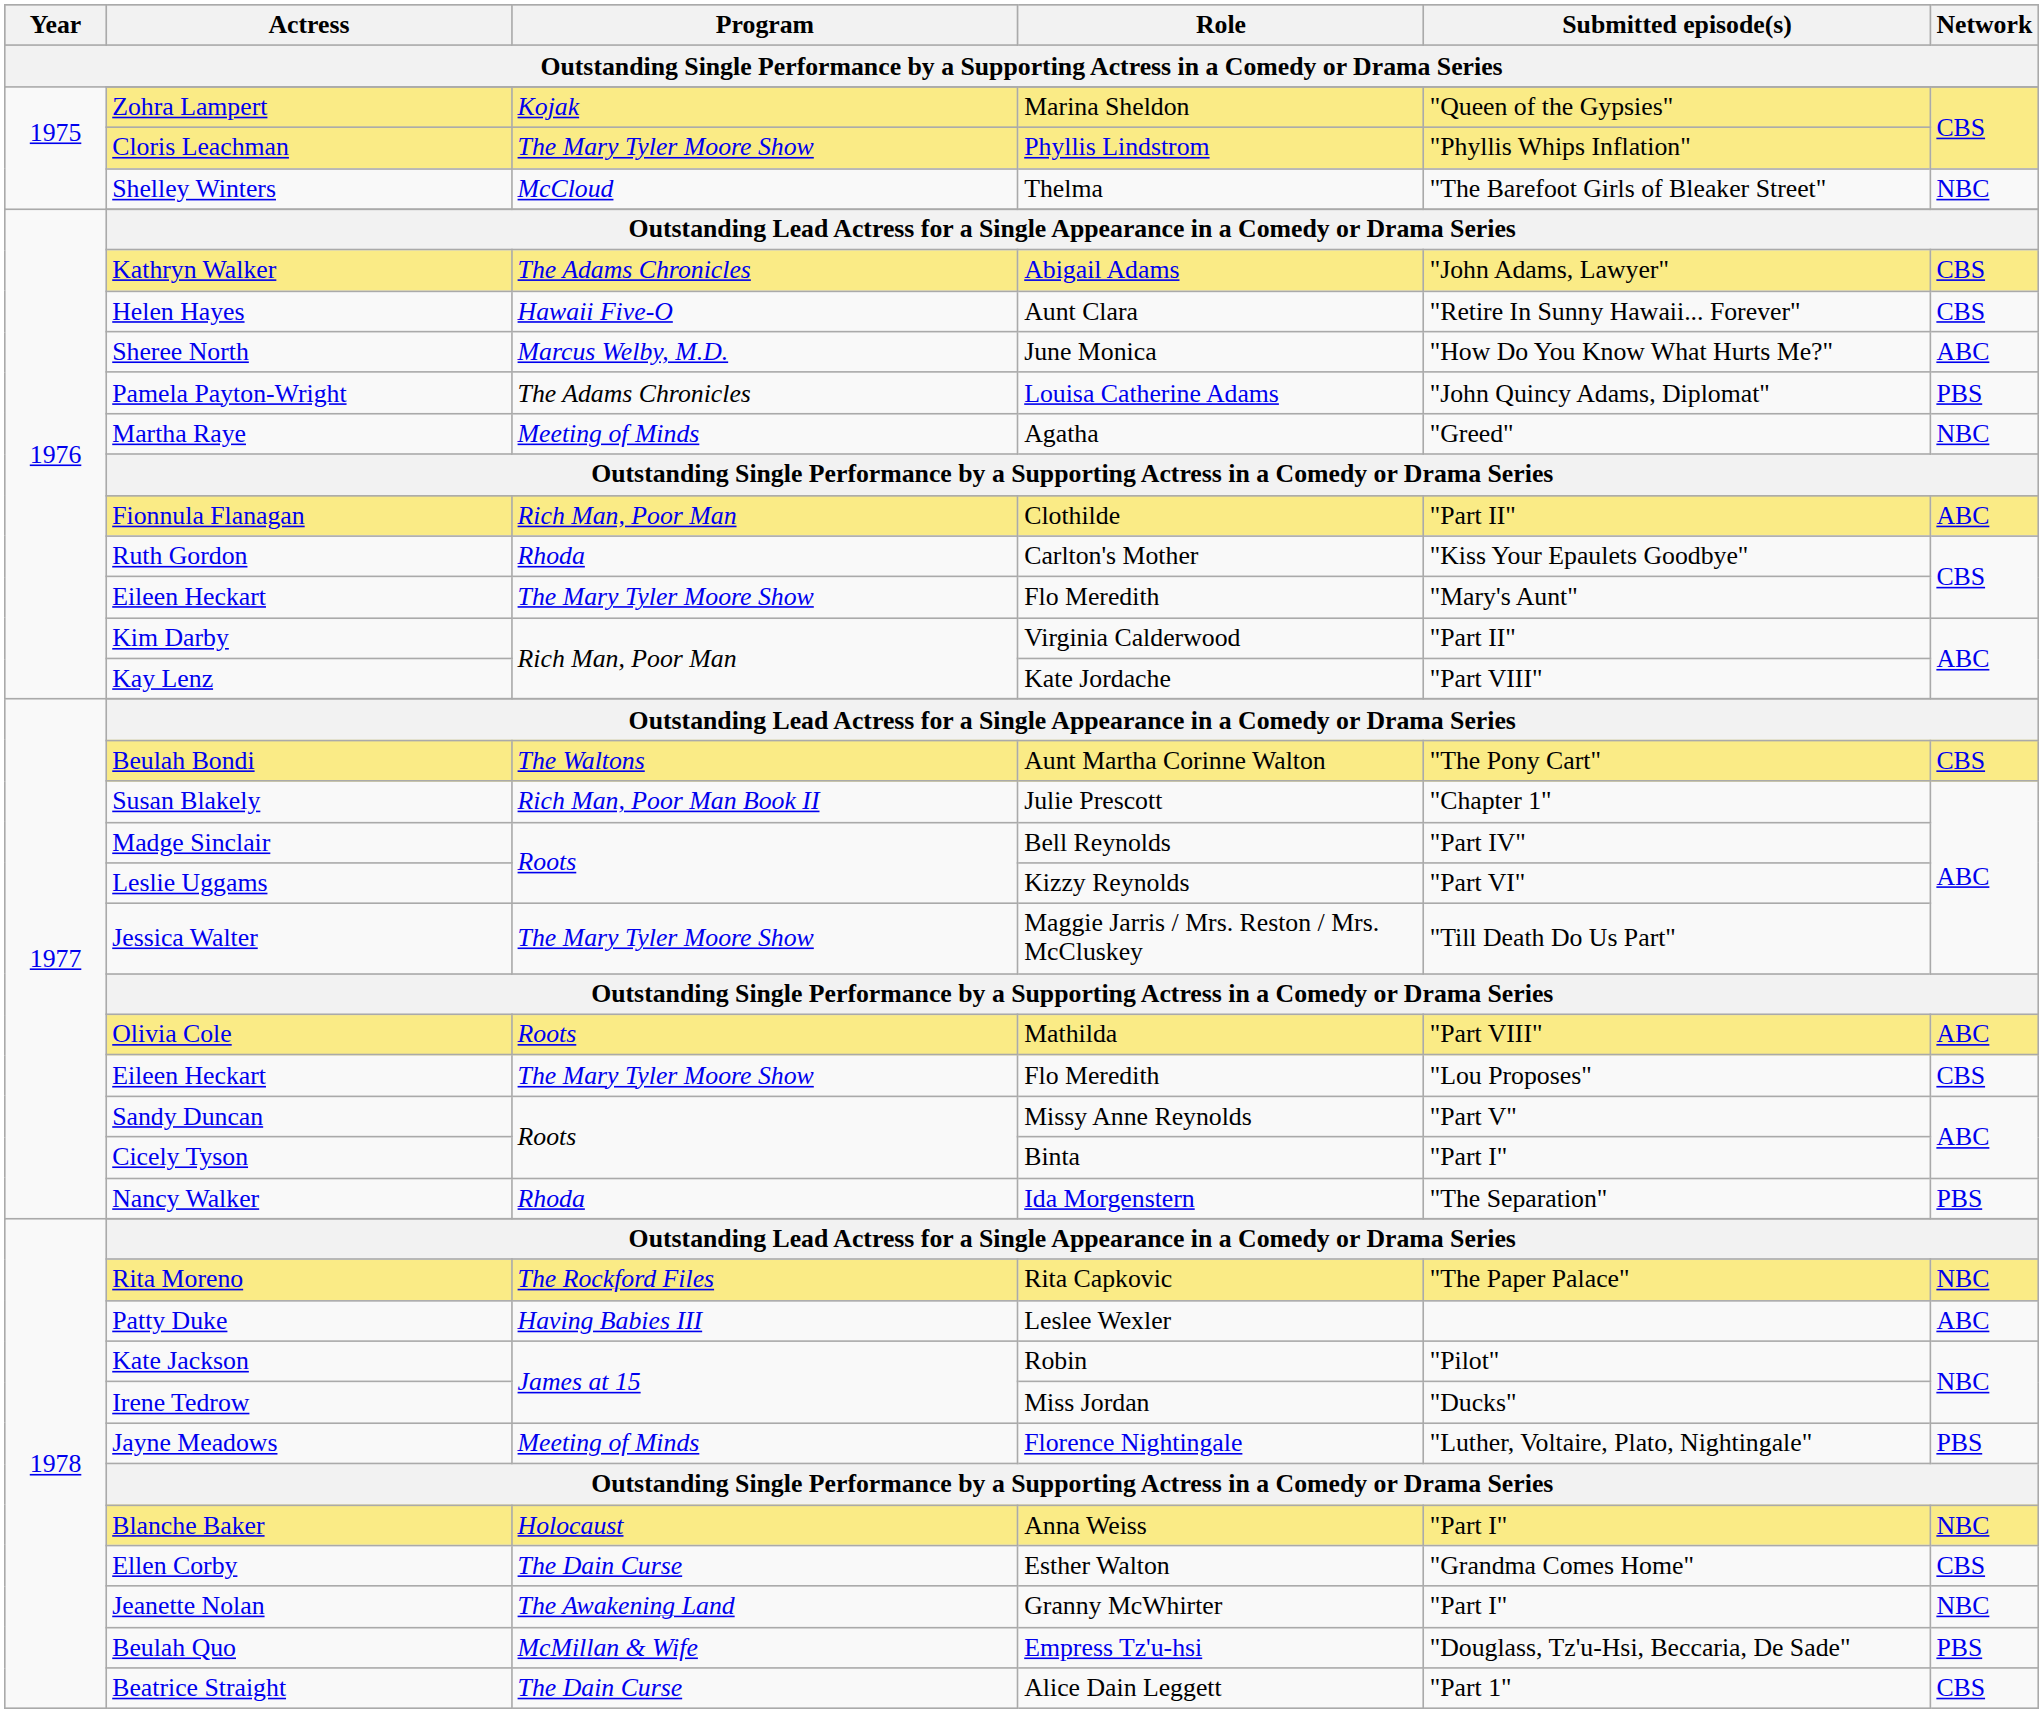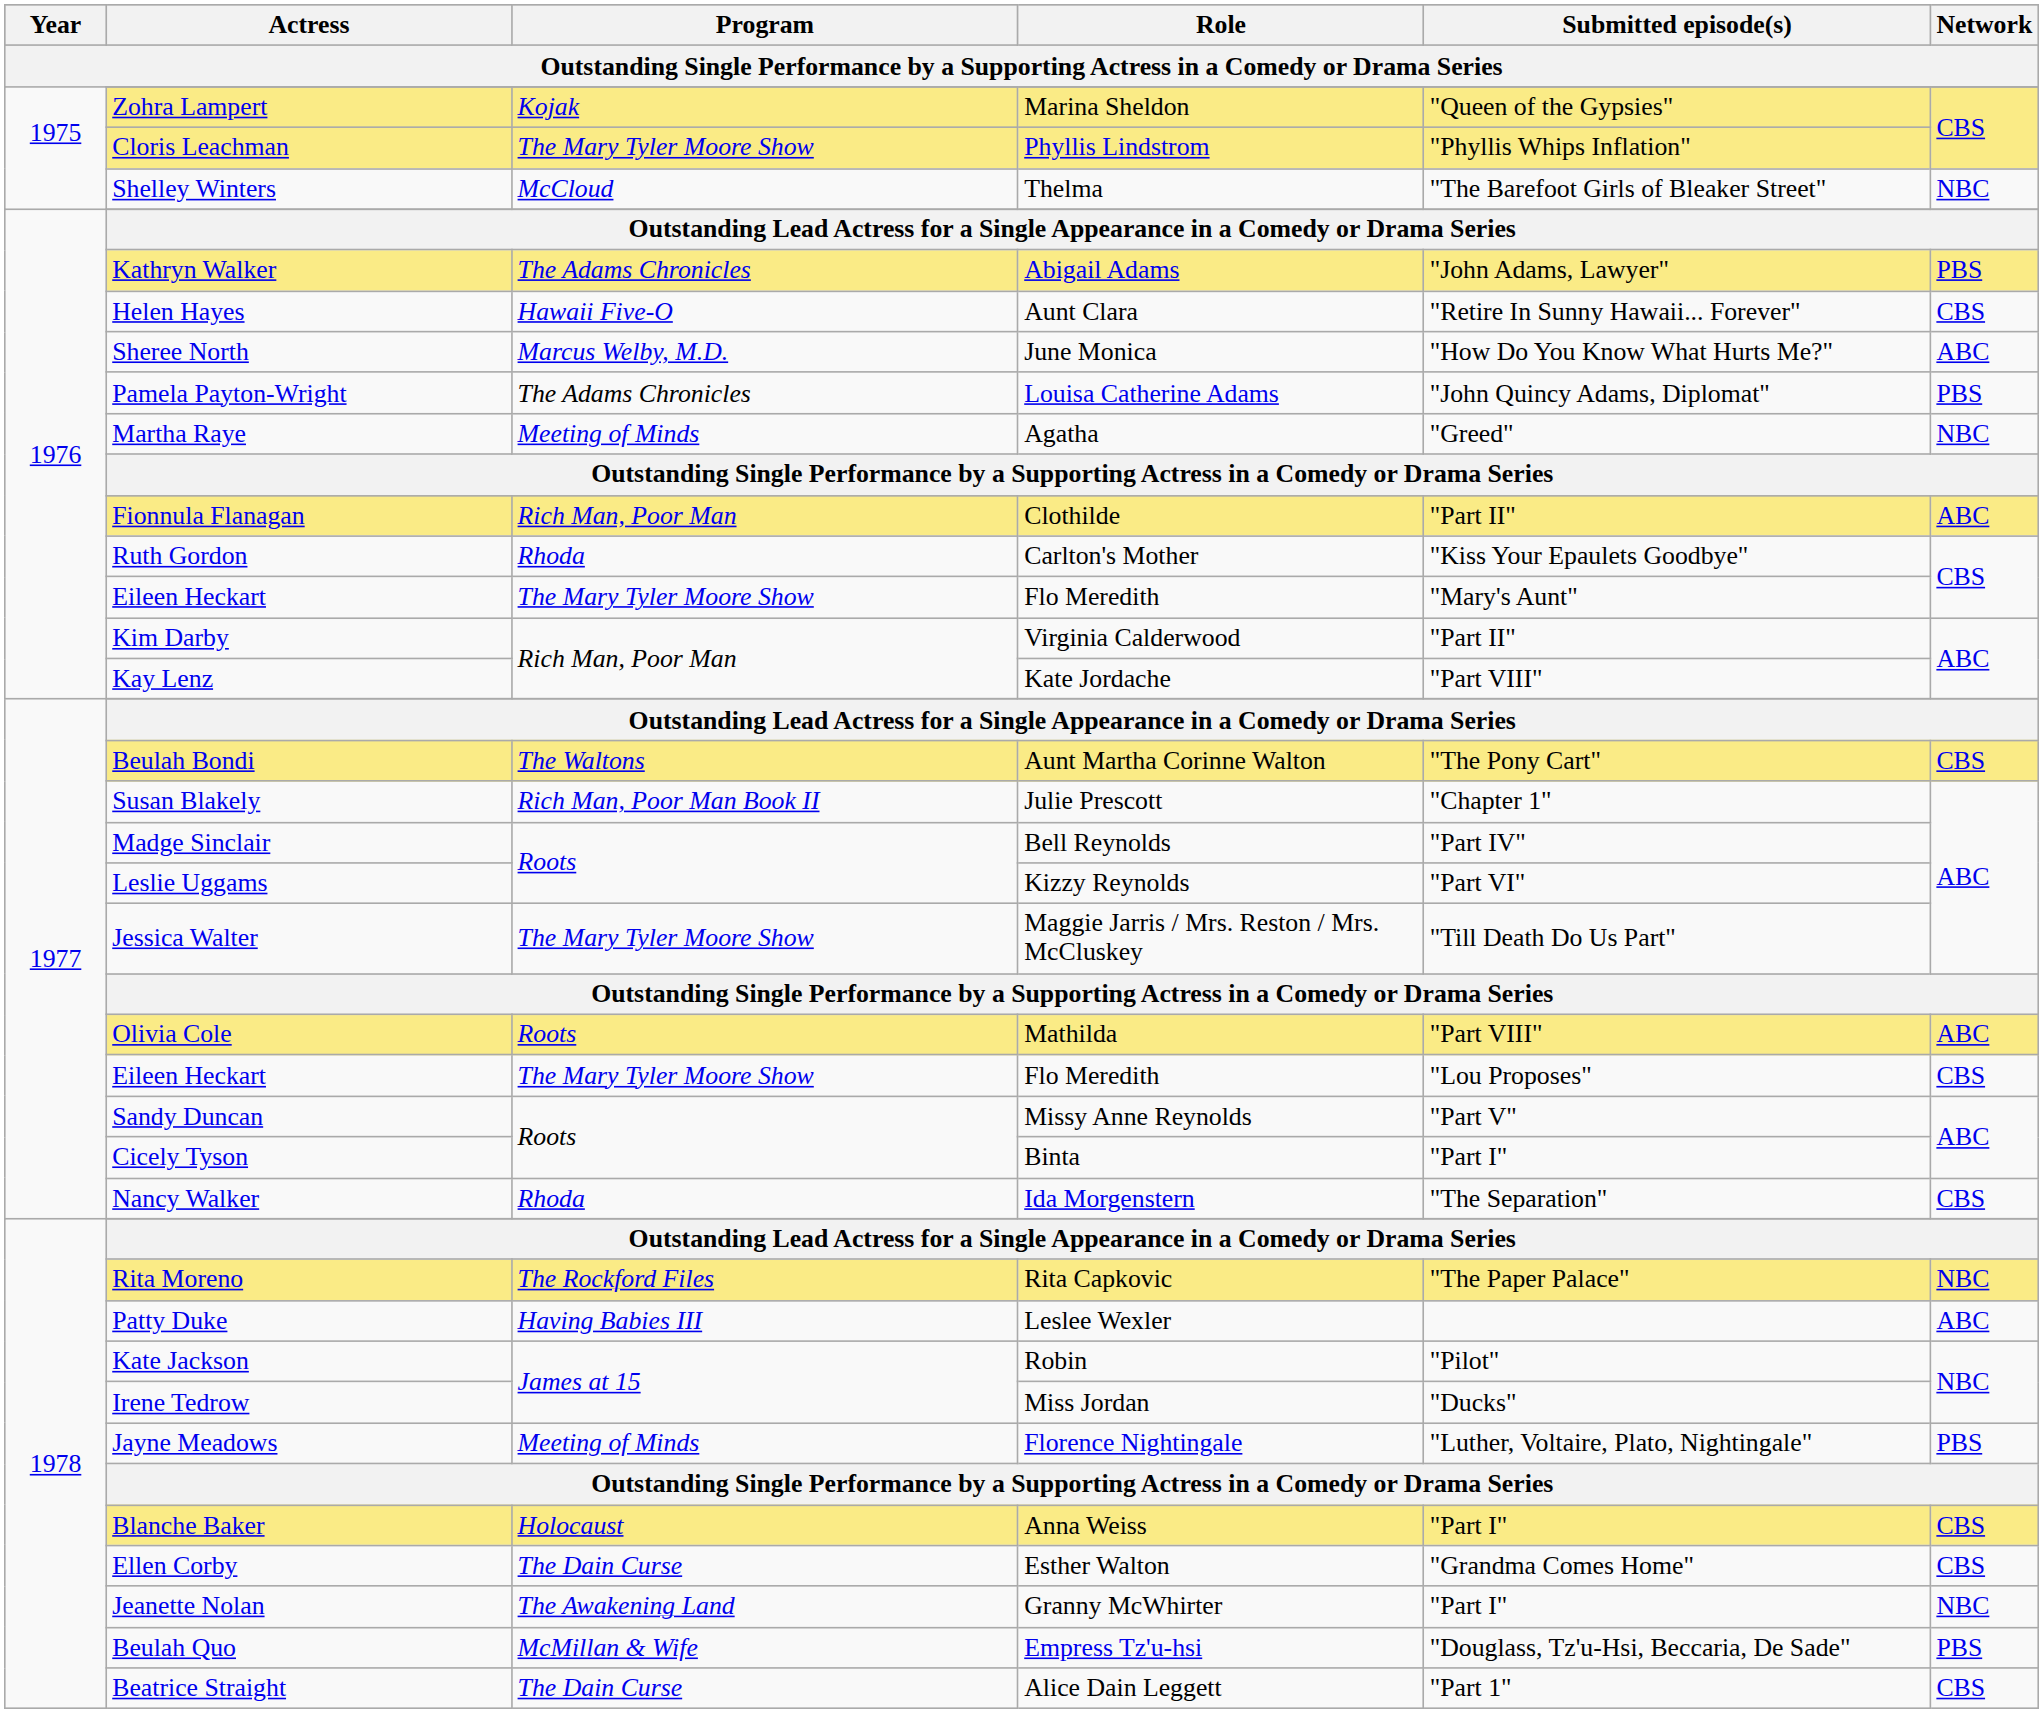(1961, 270) CBS -> (1959, 270) PBS
(1959, 1197) PBS -> (1961, 1197) CBS
(1963, 1524) NBC -> (1961, 1524) CBS
